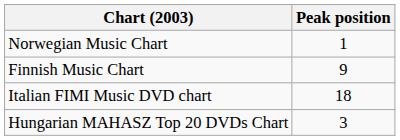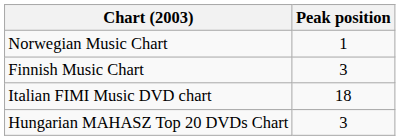(343, 69) 9 -> (343, 69) 3
